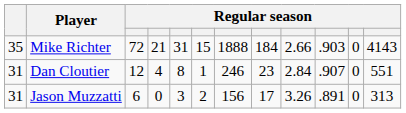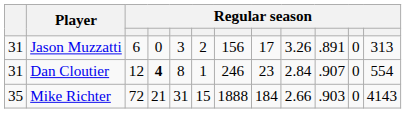rows swapped: (70, 47) <-> (76, 95)
(159, 71) normal -> (159, 71) bold
(382, 71) 551 -> (382, 71) 554
